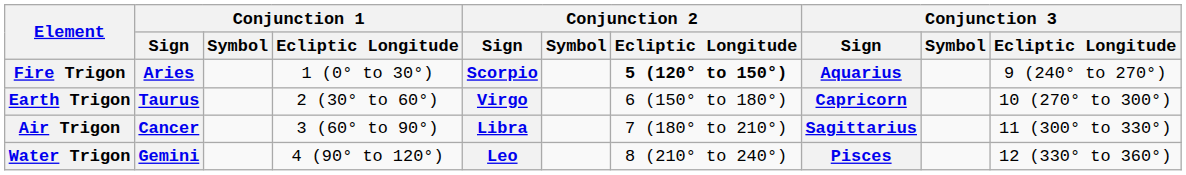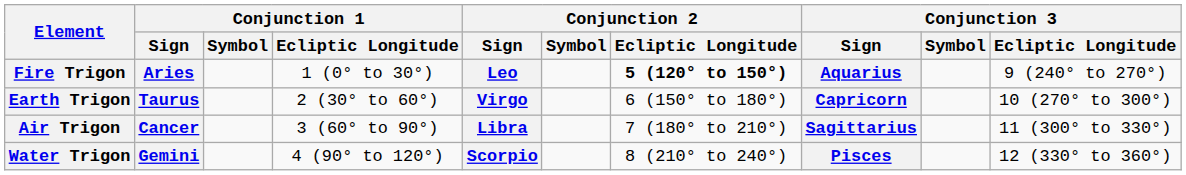(502, 74) Scorpio -> (502, 74) Leo
(502, 156) Leo -> (502, 156) Scorpio
